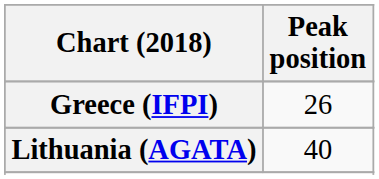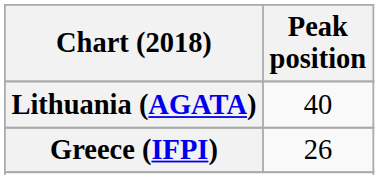rows swapped: (134, 104) <-> (134, 149)
